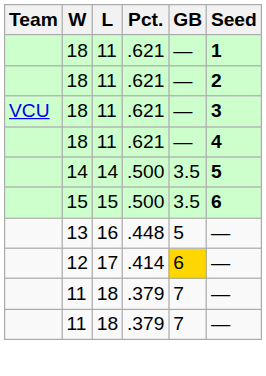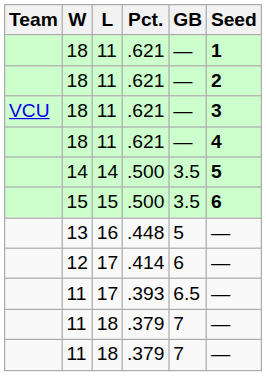(179, 263) gold background -> (179, 263) no background
+ row: (77, 293)
